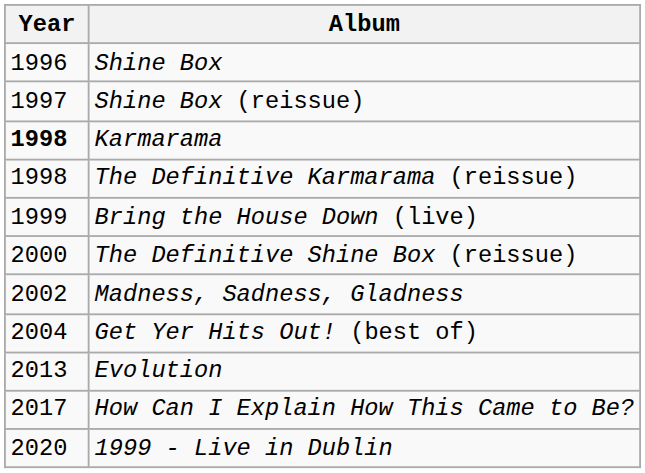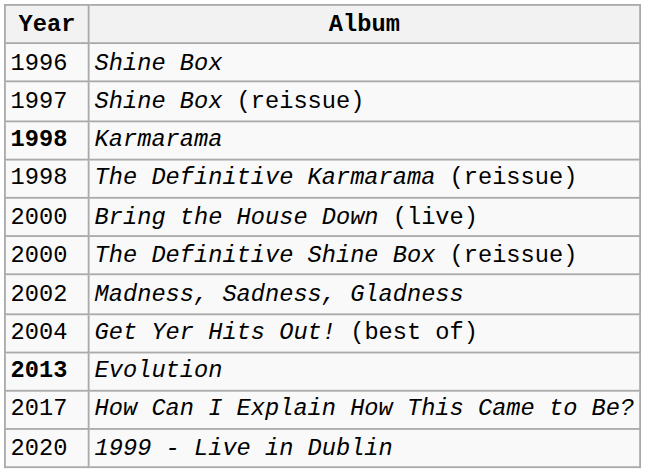(39, 217) 1999 -> (39, 217) 2000
(39, 371) normal -> (39, 371) bold
